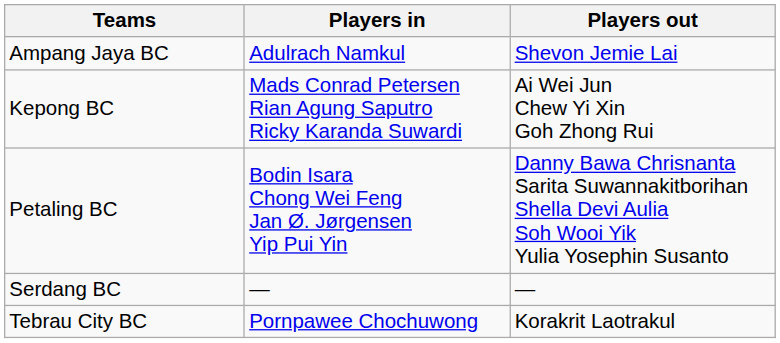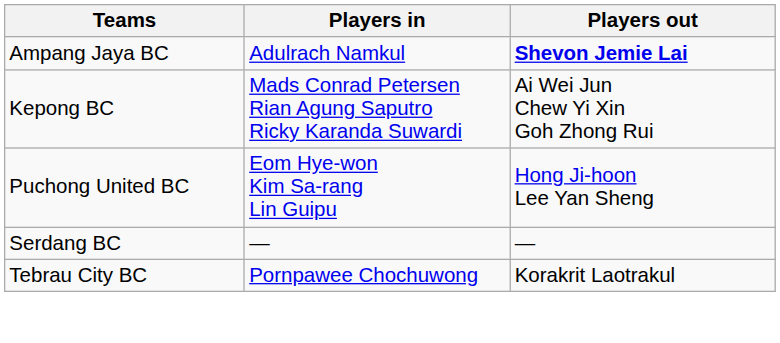(596, 53) normal -> (601, 53) bold
- row: (63, 210)
+ row: (99, 187)
